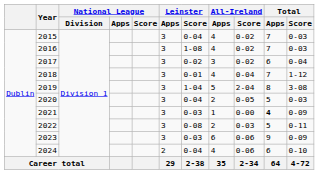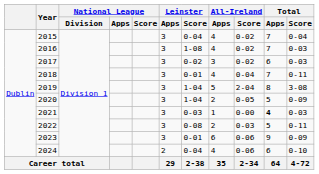(298, 36) 0-03 -> (298, 36) 0-04
(298, 62) 0-04 -> (298, 62) 0-03
(298, 74) 1-12 -> (298, 74) 0-11
(193, 100) 0-04 -> (193, 100) 1-04
(298, 100) 0-03 -> (298, 100) 0-09
(298, 112) 0-09 -> (298, 112) 0-03
(193, 138) 0-03 -> (193, 138) 0-01
